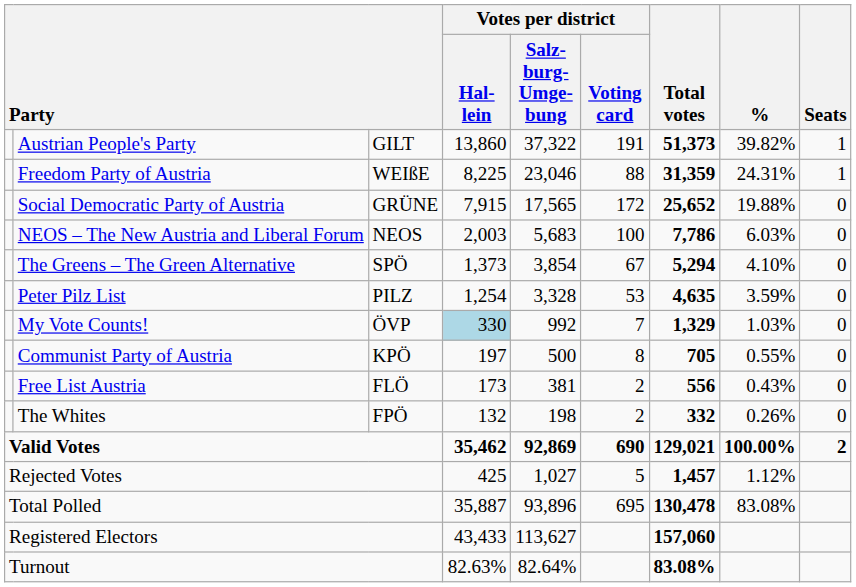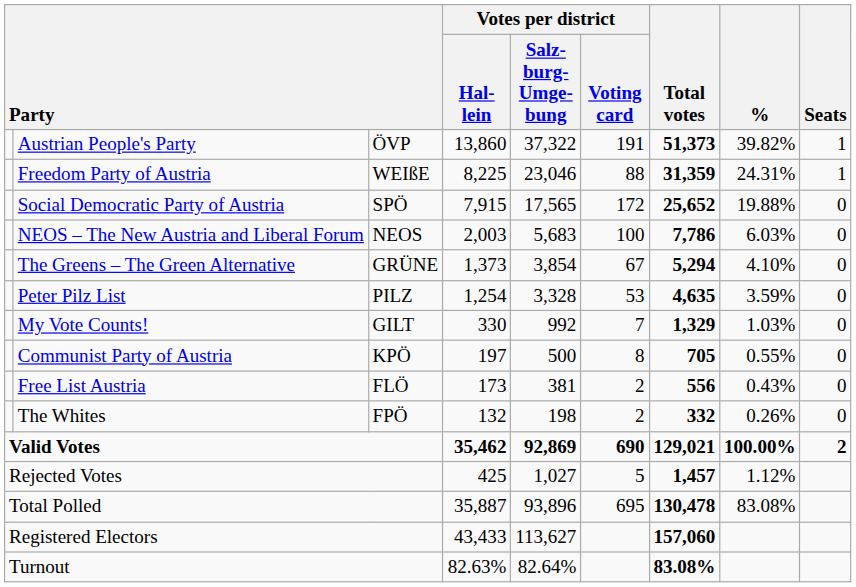(393, 144) GILT -> (392, 144) ÖVP
(405, 204) GRÜNE -> (390, 204) SPÖ
(390, 265) SPÖ -> (405, 265) GRÜNE
(392, 325) ÖVP -> (393, 325) GILT
(492, 325) lightblue background -> (492, 325) no background
